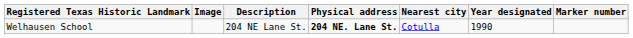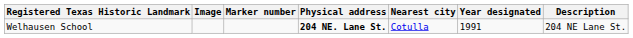columns swapped: (591, 12) <-> (266, 12)
(481, 26) 1990 -> (471, 26) 1991
